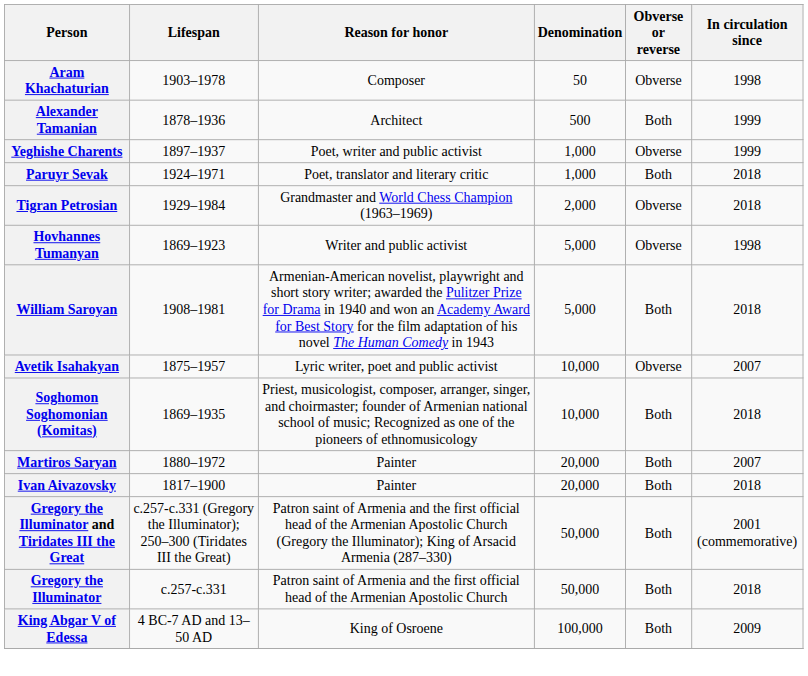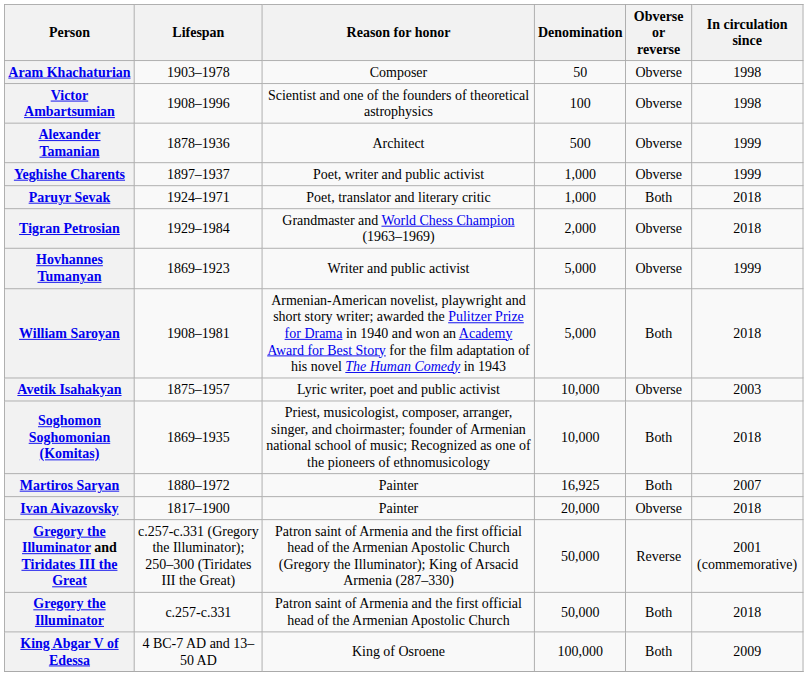+ row: (69, 103)
(658, 120) Both -> (659, 143) Obverse
(747, 245) 1998 -> (747, 268) 1999
(747, 366) 2007 -> (747, 389) 2003
(580, 462) 20,000 -> (580, 485) 16,925
(658, 485) Both -> (659, 508) Obverse
(658, 533) Both -> (659, 556) Reverse
